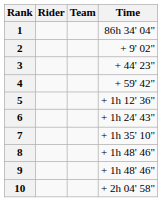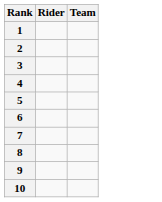- column: (128, 13)
